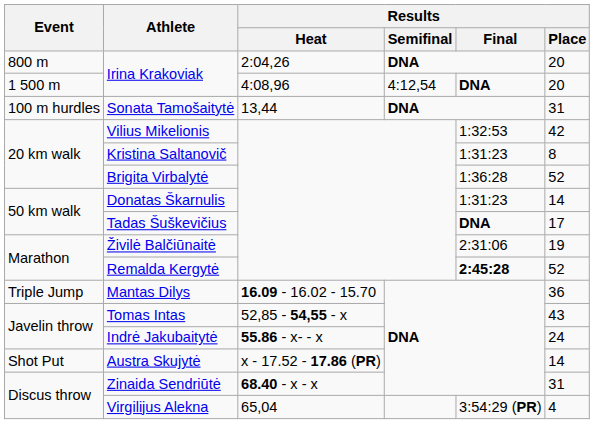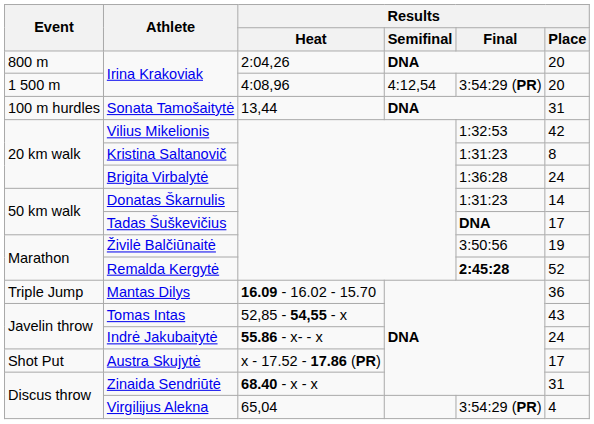(475, 85) DNA -> (500, 85) 3:54:29 (PR)
(556, 177) 52 -> (556, 177) 24
(483, 246) 2:31:06 -> (483, 246) 3:50:56
(556, 361) 14 -> (556, 361) 17
